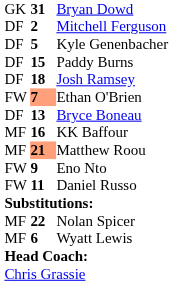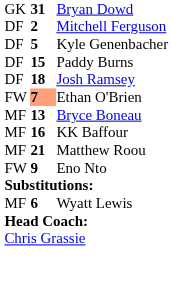(14, 114) DF -> (15, 114) MF
(38, 150) lightsalmon background -> (38, 150) no background
- row: (97, 185)
- row: (96, 220)
